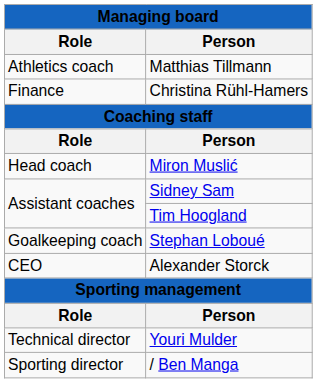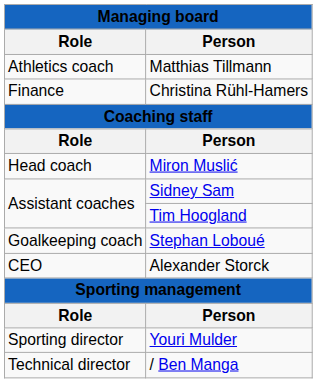(69, 340) Technical director -> (66, 340) Sporting director
(66, 365) Sporting director -> (69, 365) Technical director
